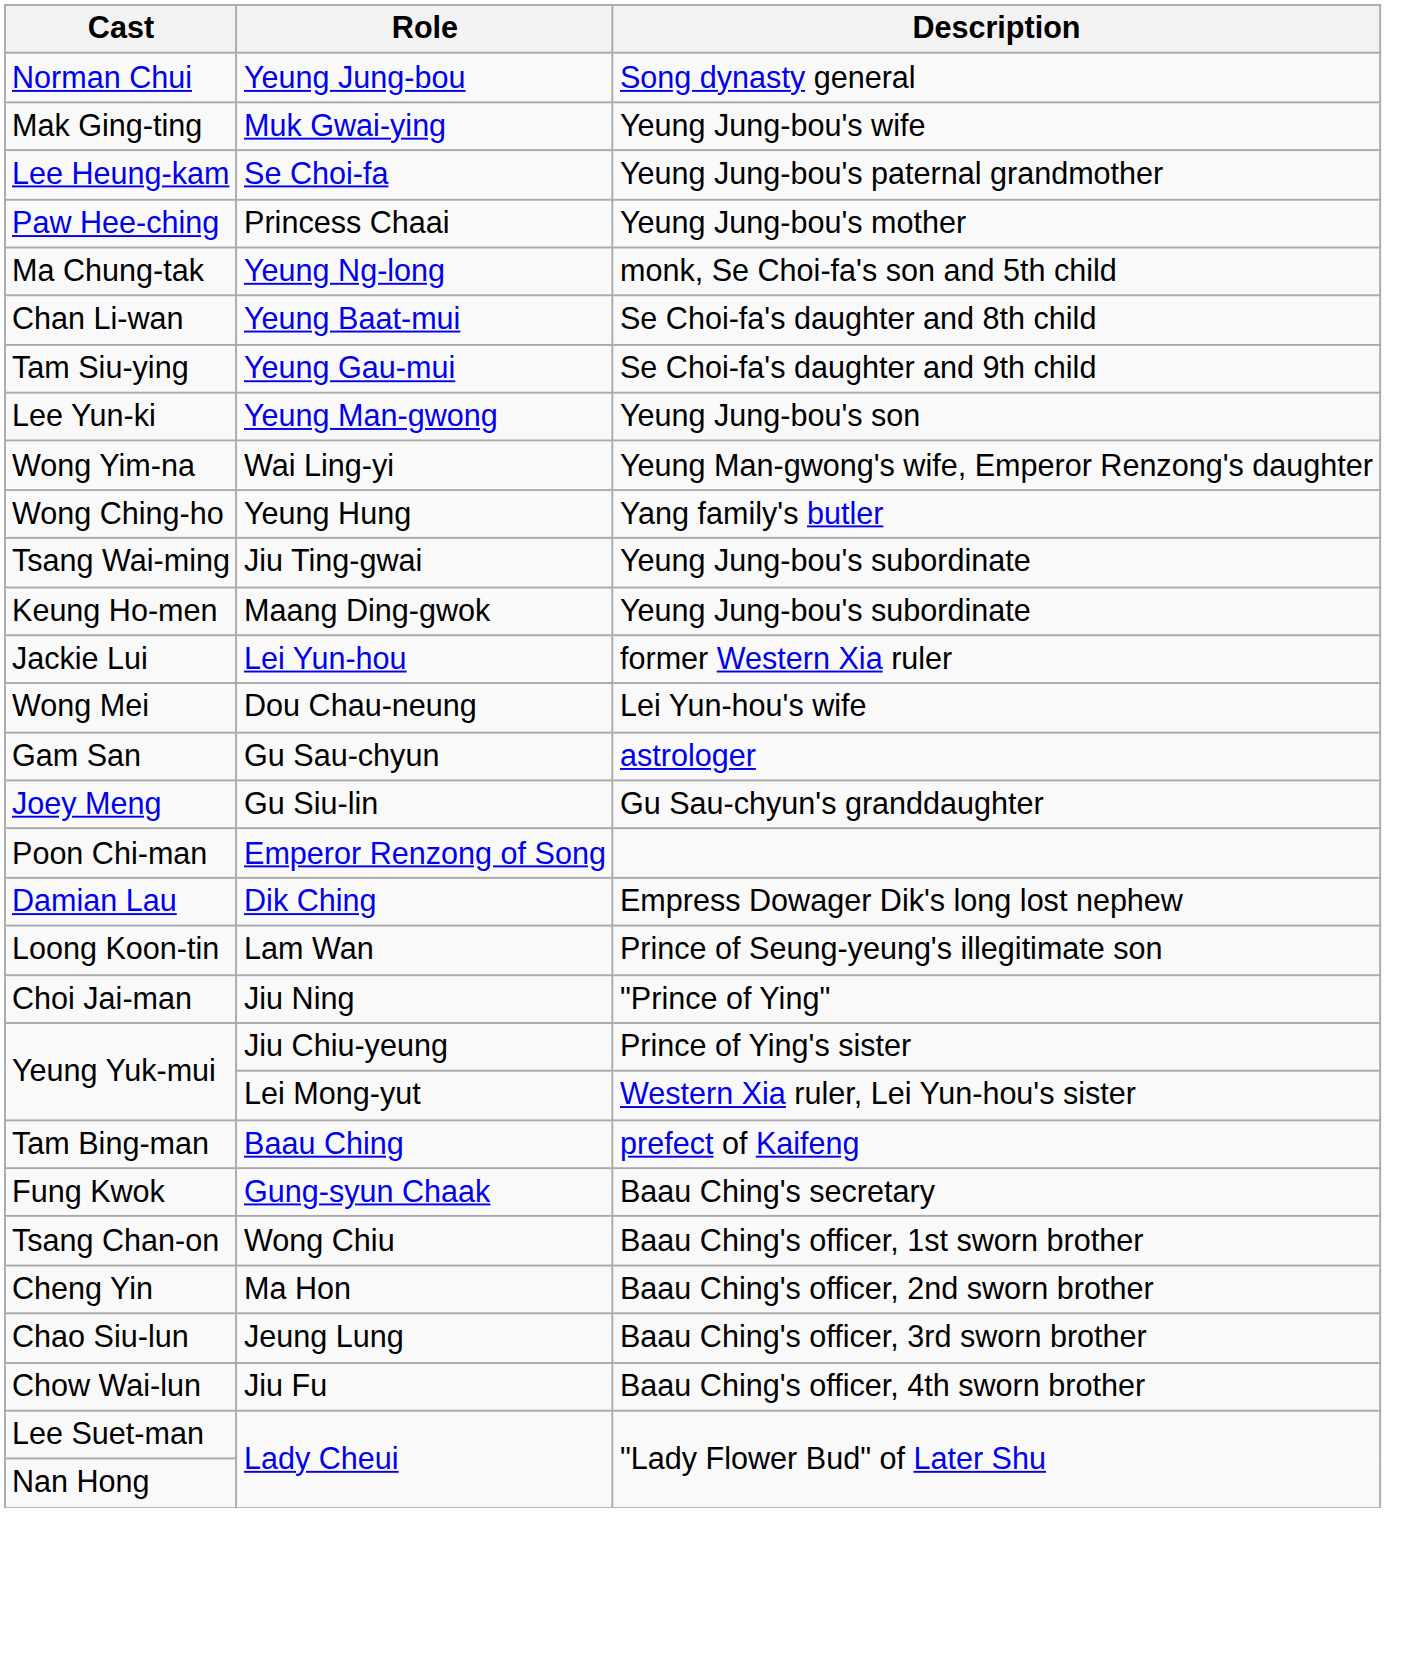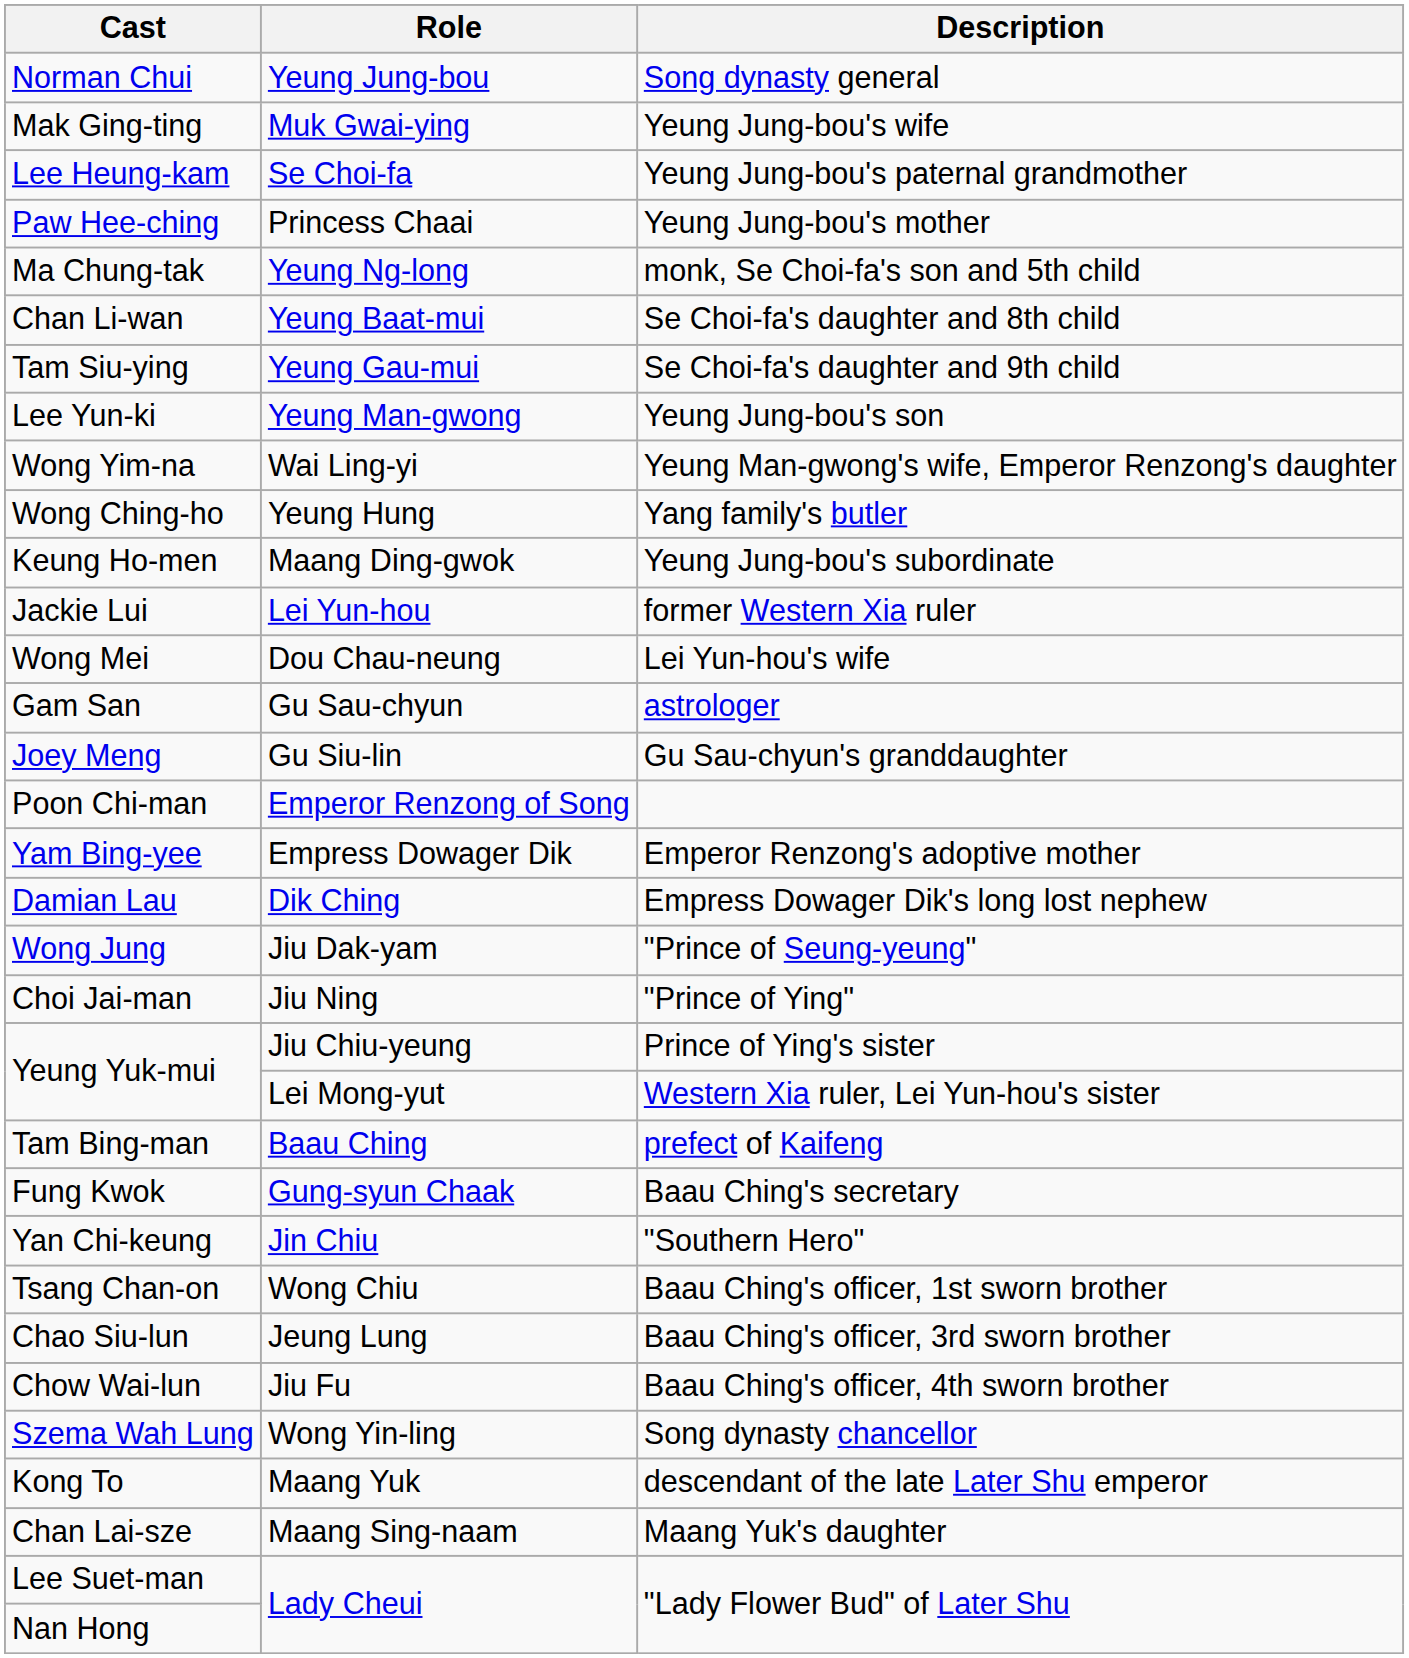- row: (121, 561)
+ row: (107, 852)
+ row: (89, 949)
- row: (116, 949)
+ row: (112, 1240)
- row: (83, 1288)
+ row: (133, 1434)
+ row: (68, 1482)
+ row: (102, 1531)
